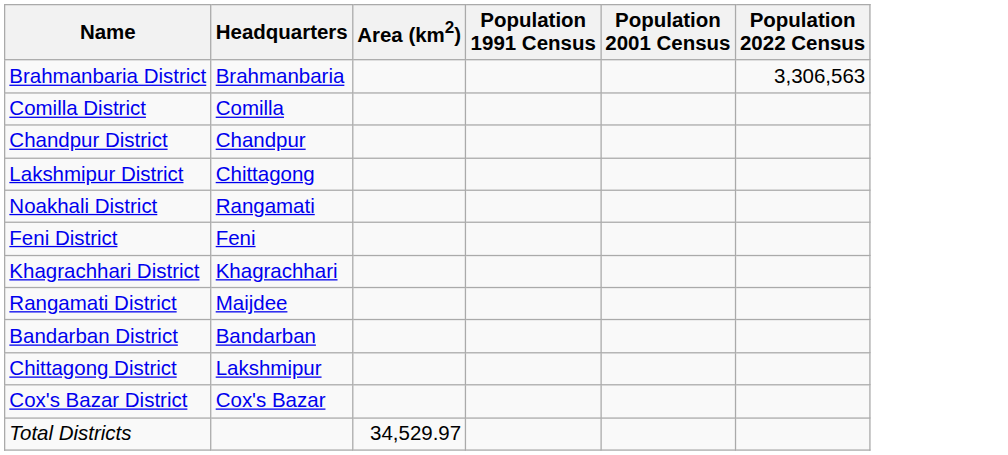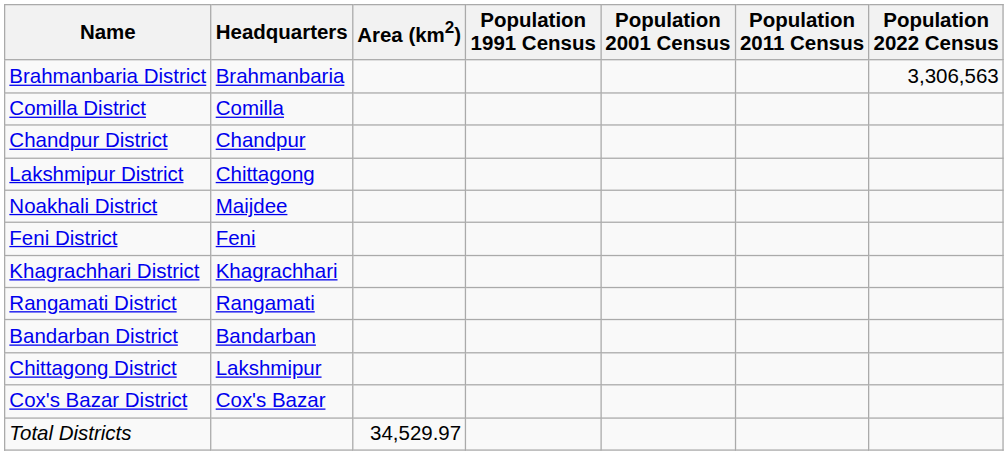+ column: (802, 32)
(265, 206) Rangamati -> (252, 206) Maijdee
(252, 303) Maijdee -> (265, 303) Rangamati
